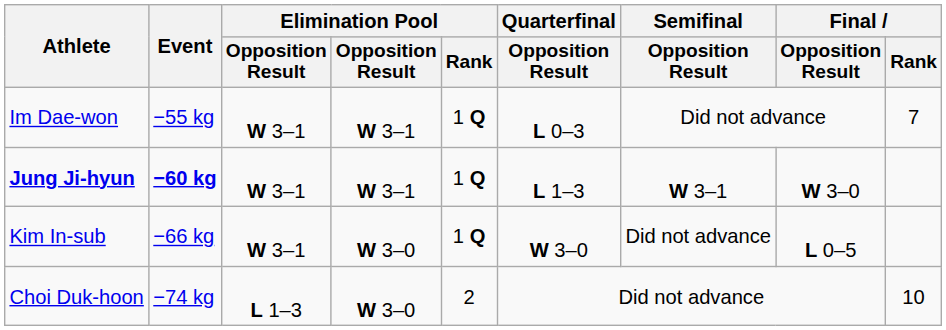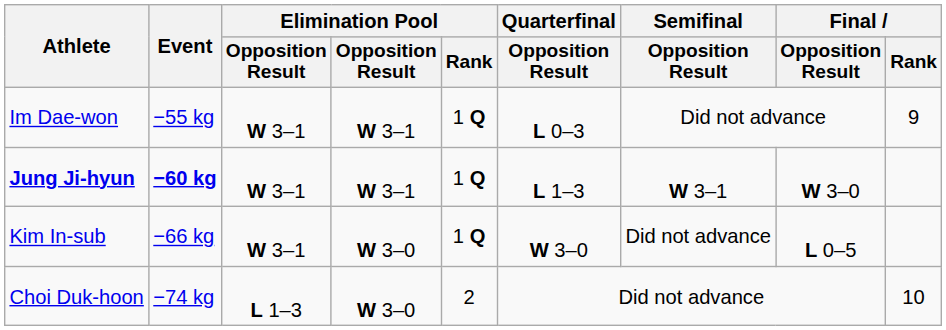(914, 118) 7 -> (914, 118) 9
